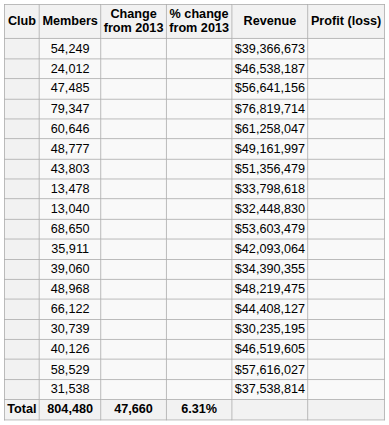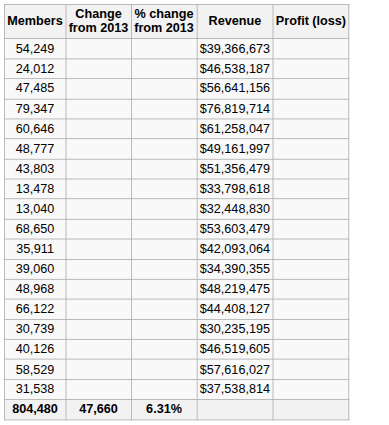- column: (22, 21)
